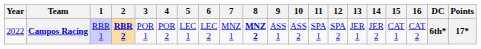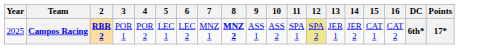- column: (101, 11)
(15, 31) 2022 -> (15, 31) 2025
(338, 31) no background -> (316, 31) khaki background
